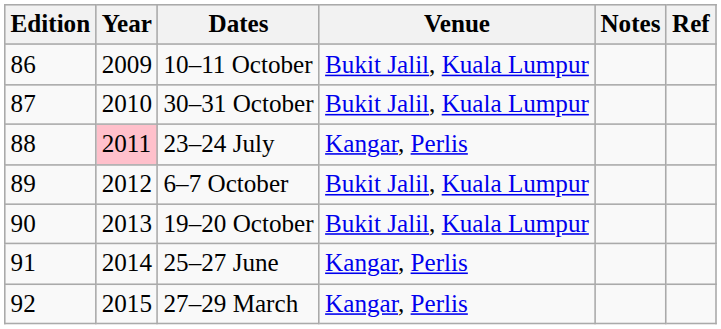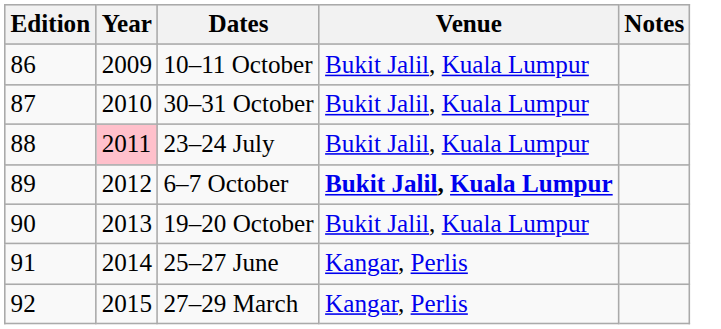- column: (691, 24)
(396, 143) Kangar, Perlis -> (457, 143) Bukit Jalil, Kuala Lumpur
(457, 183) normal -> (469, 183) bold
